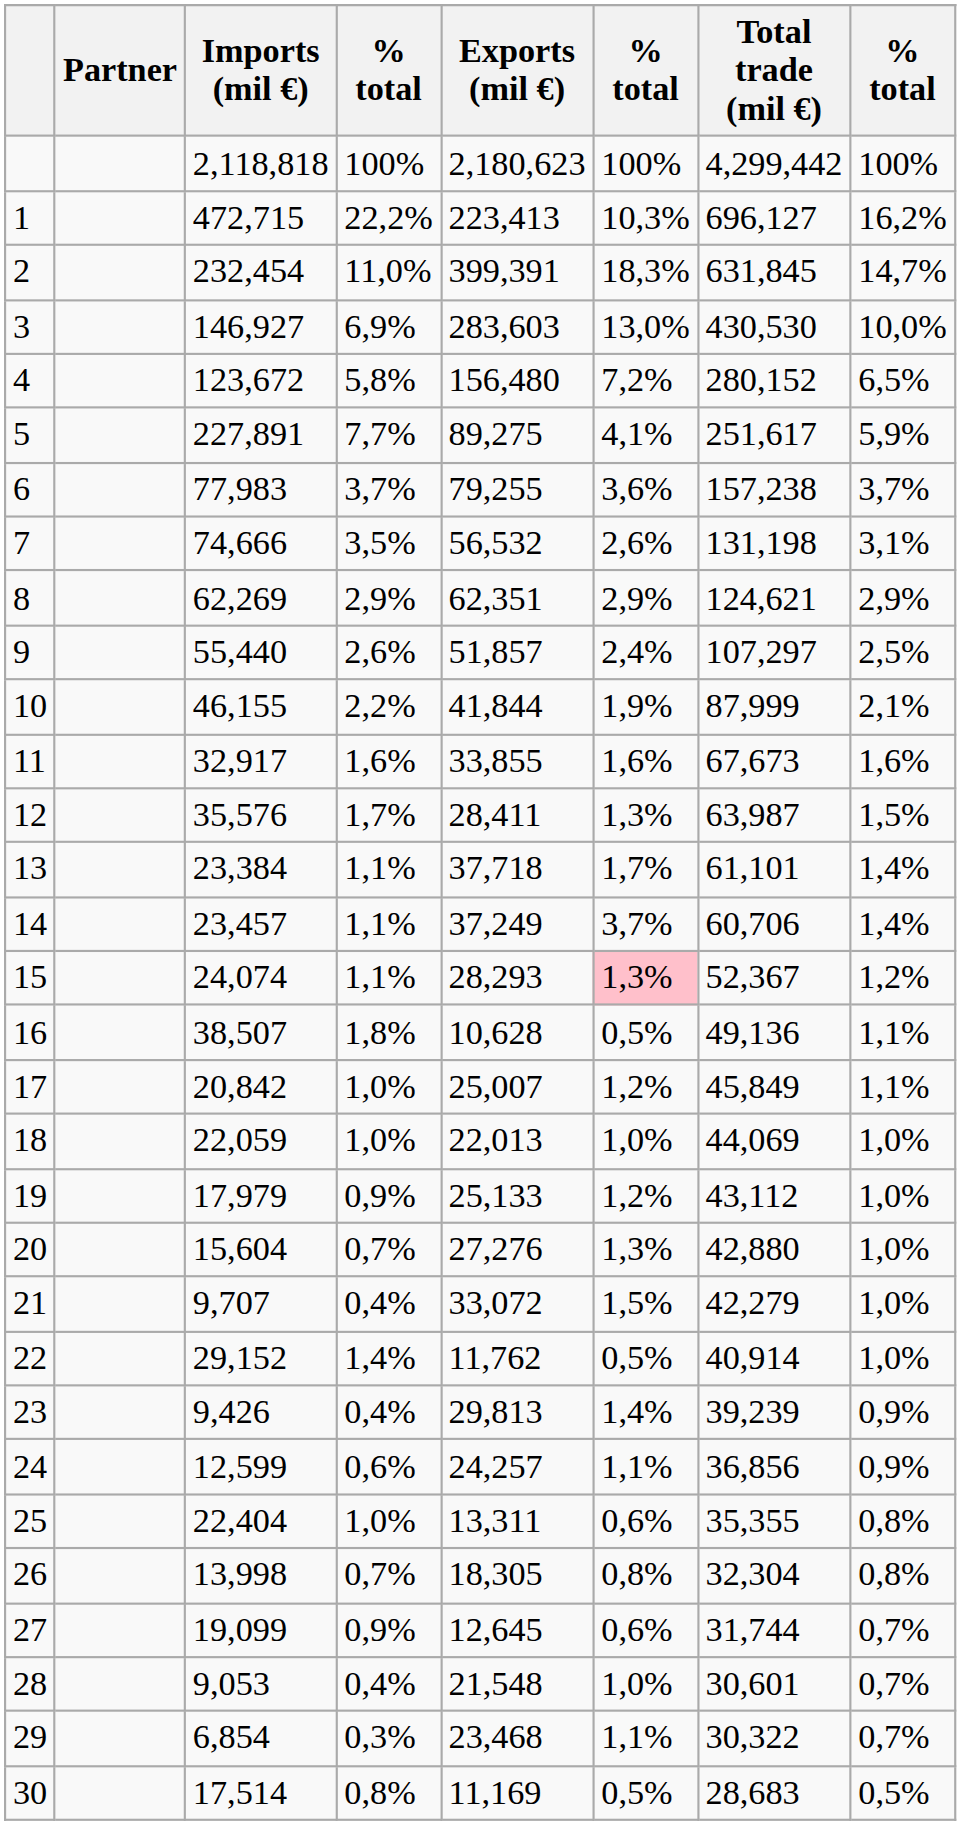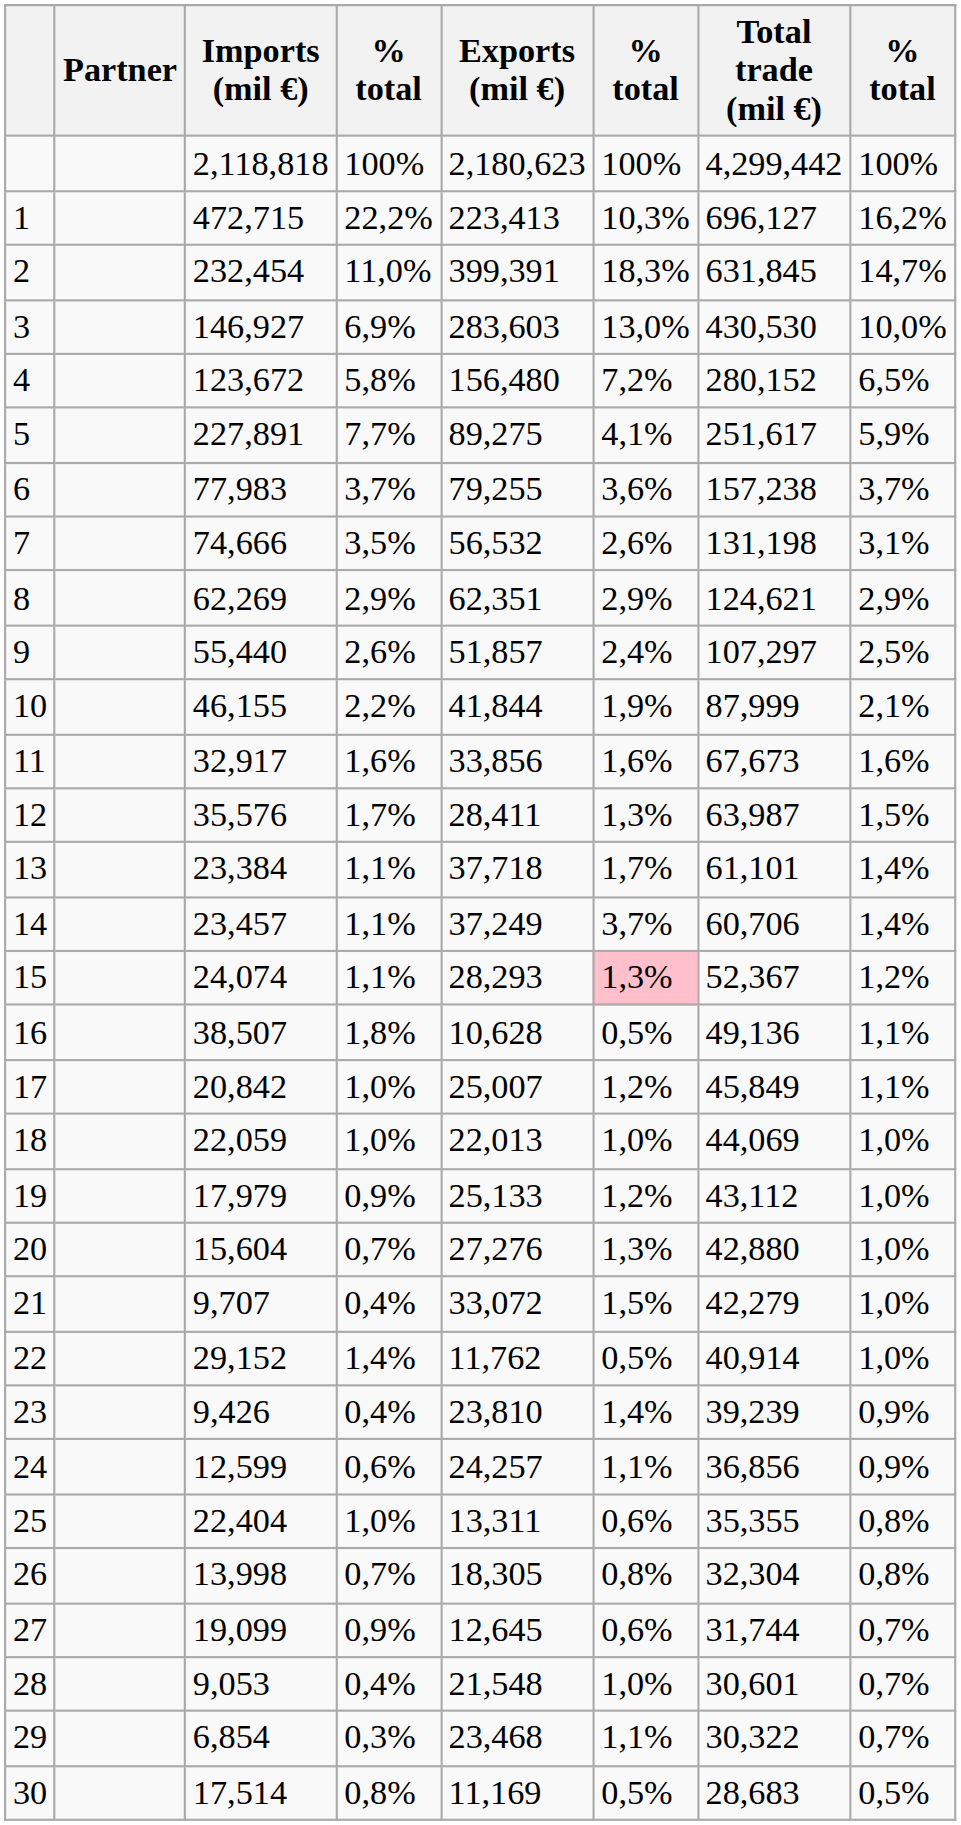(496, 760) 33,855 -> (496, 760) 33,856
(496, 1411) 29,813 -> (496, 1411) 23,810
